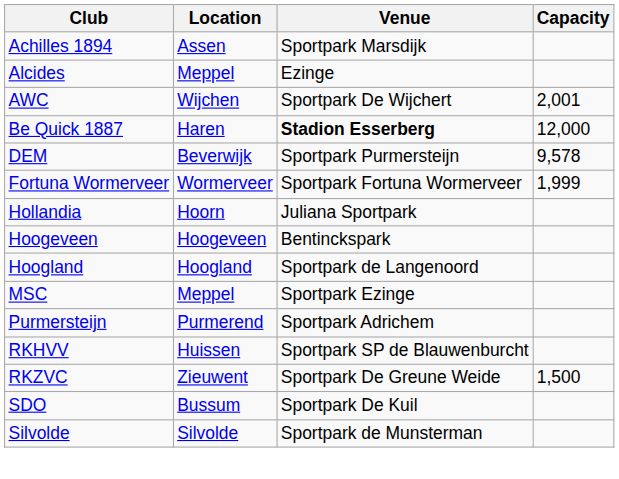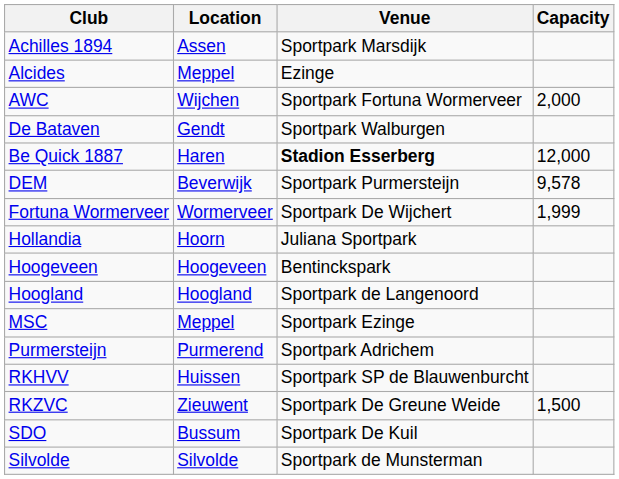(366, 101) Sportpark De Wijchert -> (401, 101) Sportpark Fortuna Wormerveer
(559, 101) 2,001 -> (559, 101) 2,000
+ row: (54, 128)
(401, 184) Sportpark Fortuna Wormerveer -> (366, 211) Sportpark De Wijchert
